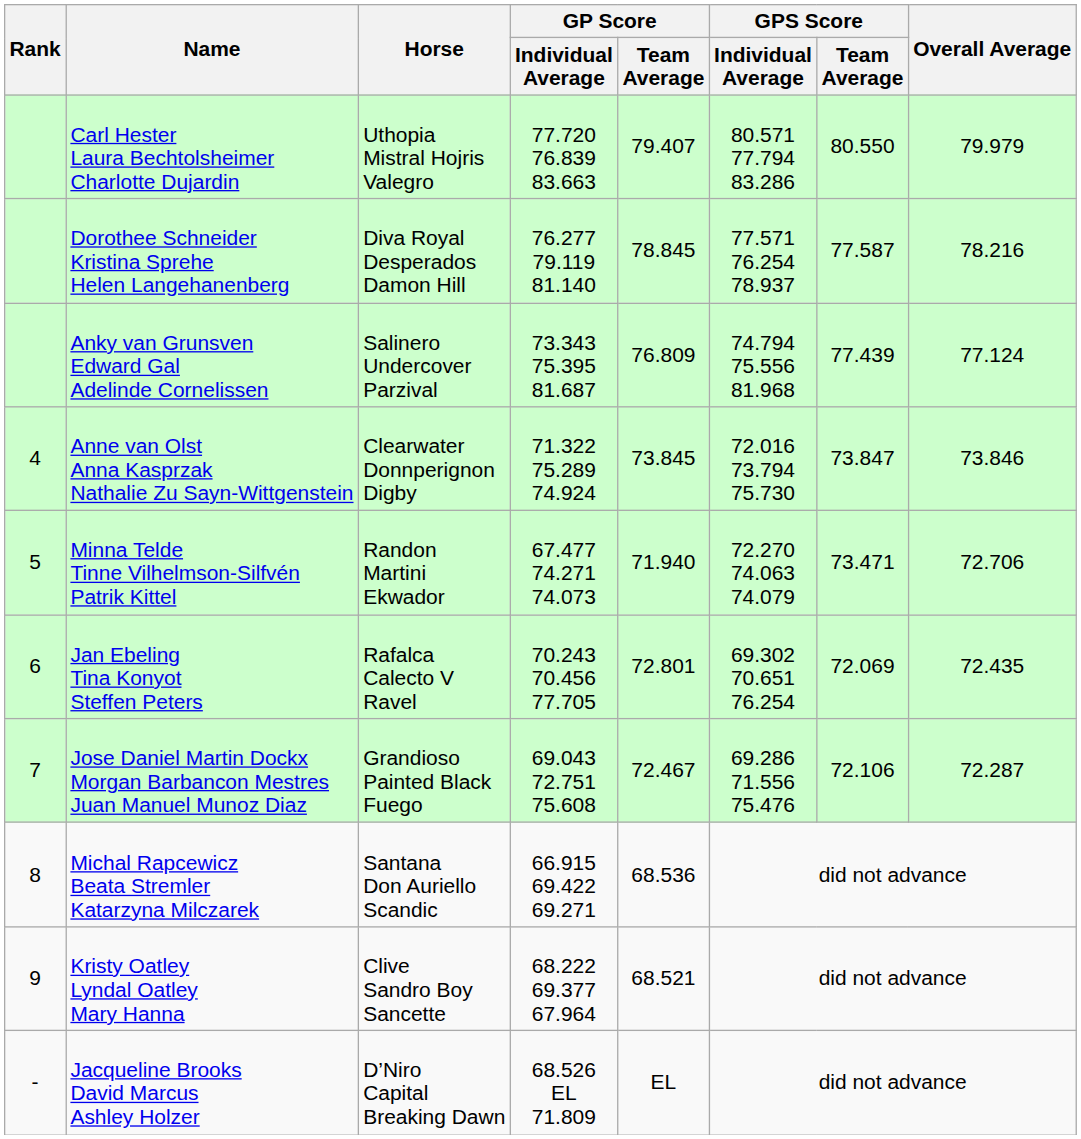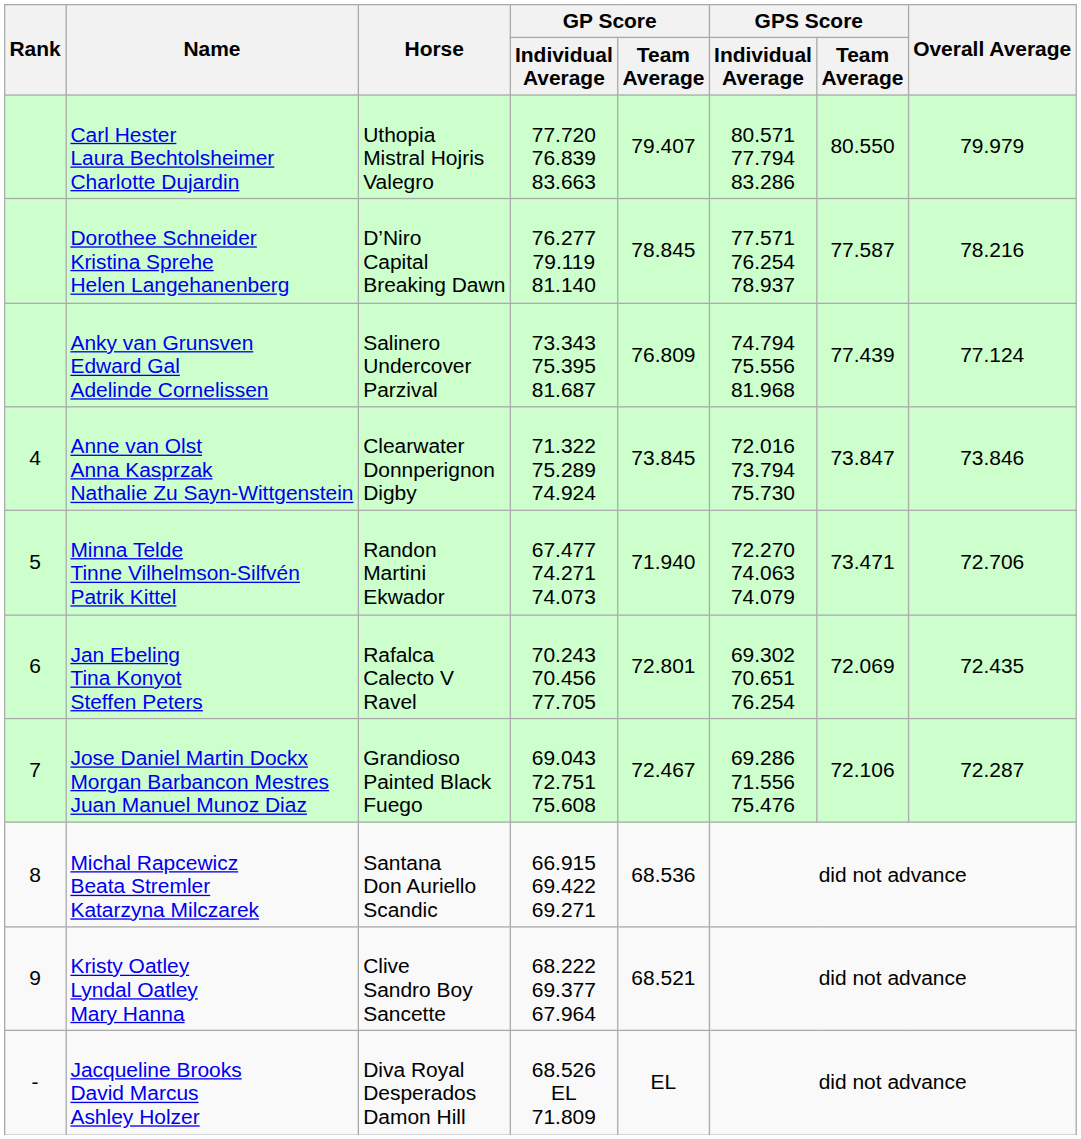(420, 262) Diva Royal Desperados Damon Hill -> (434, 262) D’Niro Capital Breaking Dawn
(434, 1094) D’Niro Capital Breaking Dawn -> (420, 1094) Diva Royal Desperados Damon Hill
